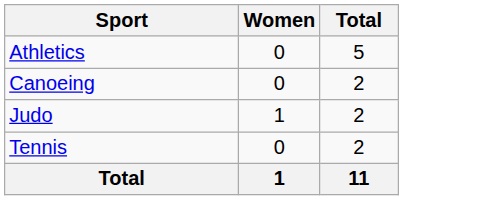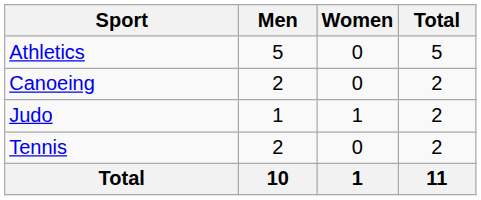+ column: (278, 20)
